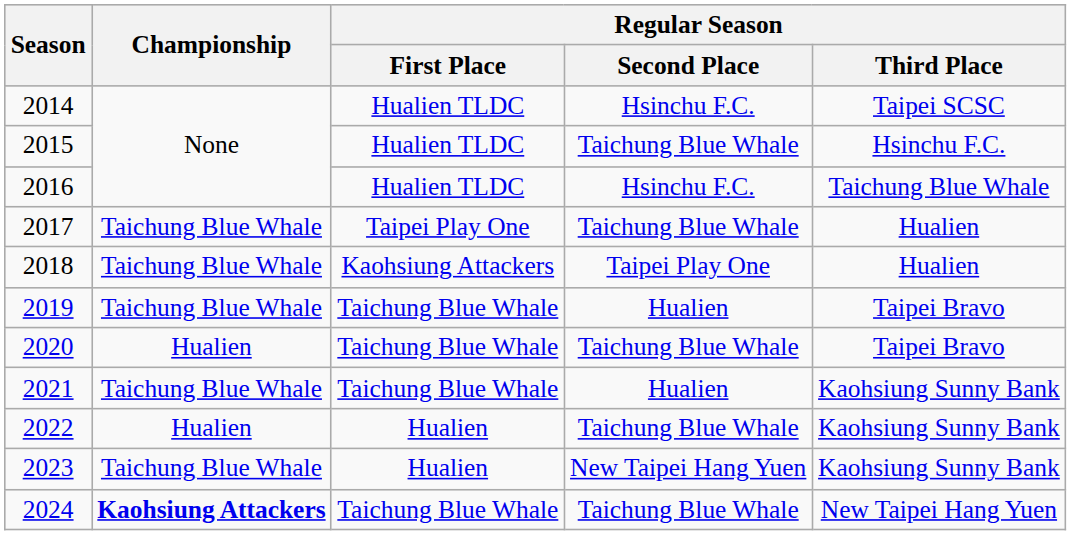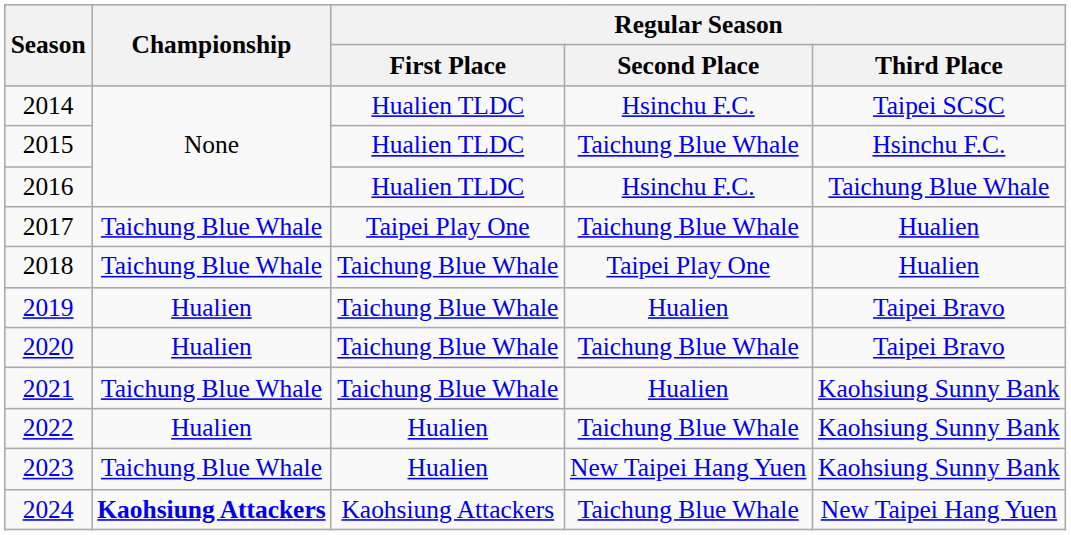(448, 266) Kaohsiung Attackers -> (448, 266) Taichung Blue Whale
(211, 307) Taichung Blue Whale -> (211, 307) Hualien
(448, 508) Taichung Blue Whale -> (448, 508) Kaohsiung Attackers
